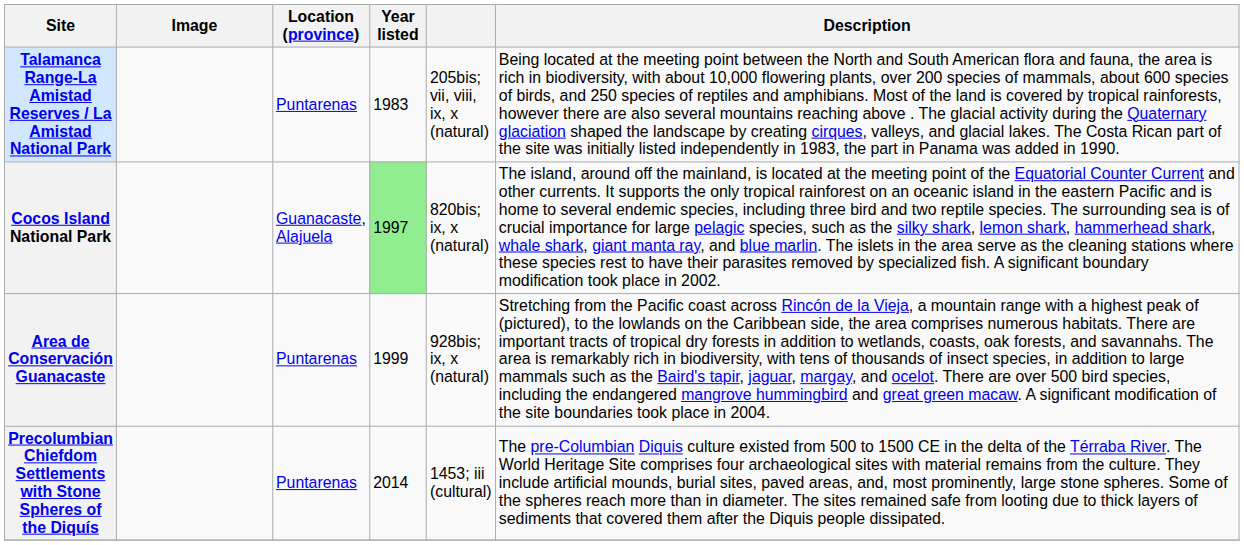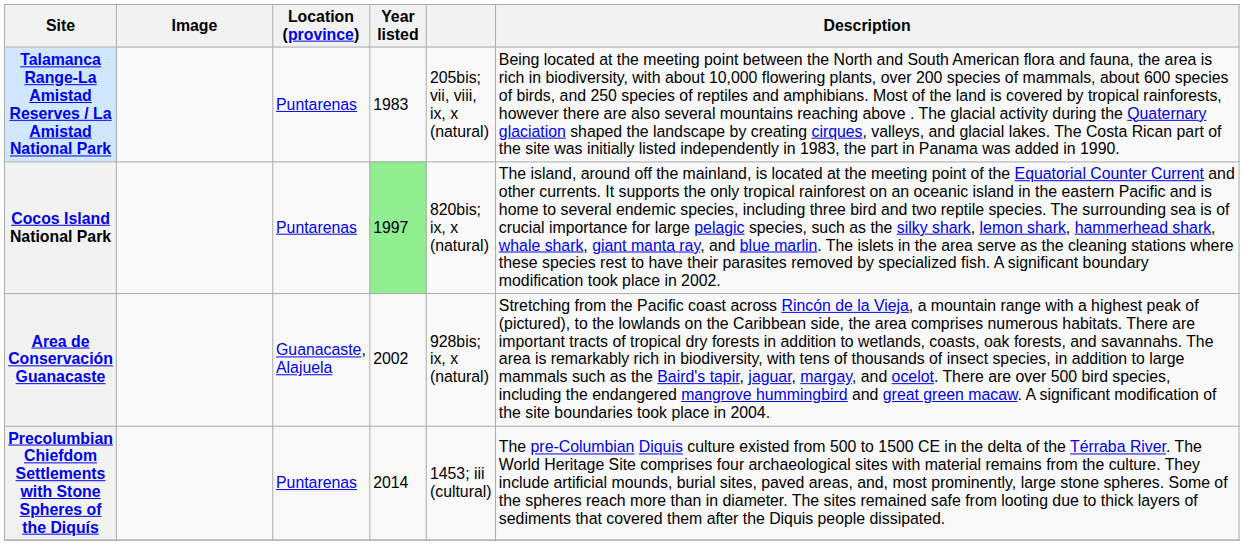(321, 227) Guanacaste, Alajuela -> (317, 227) Puntarenas
(317, 359) Puntarenas -> (321, 359) Guanacaste, Alajuela
(391, 359) 1999 -> (391, 359) 2002
